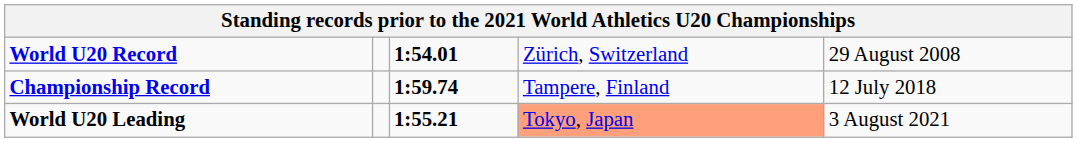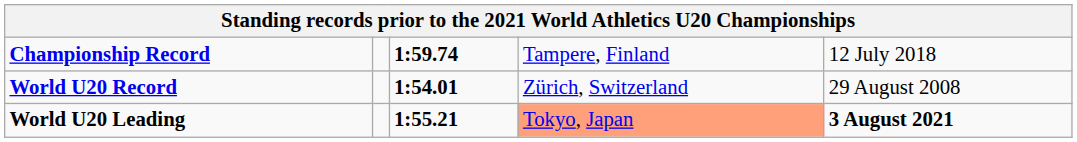rows swapped: (93, 53) <-> (110, 86)
(889, 119) normal -> (891, 119) bold
